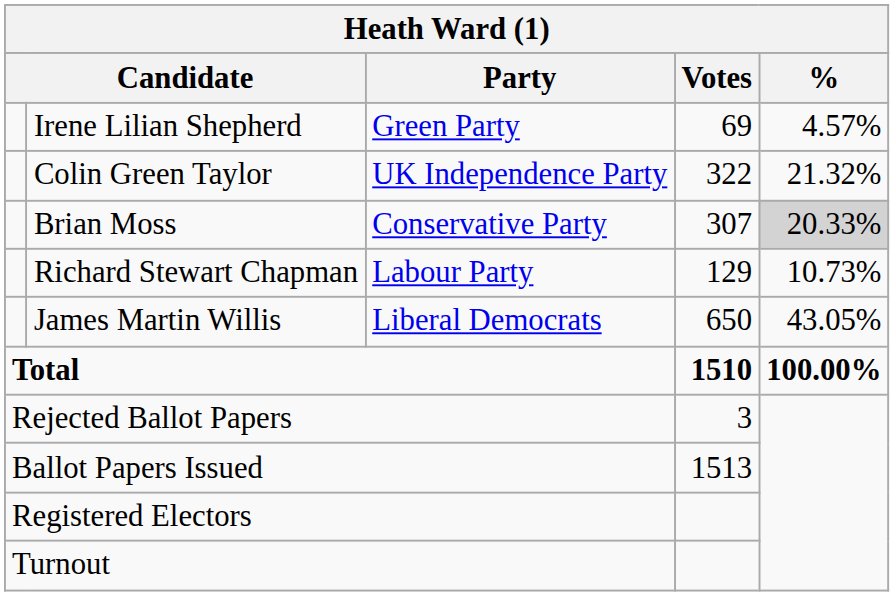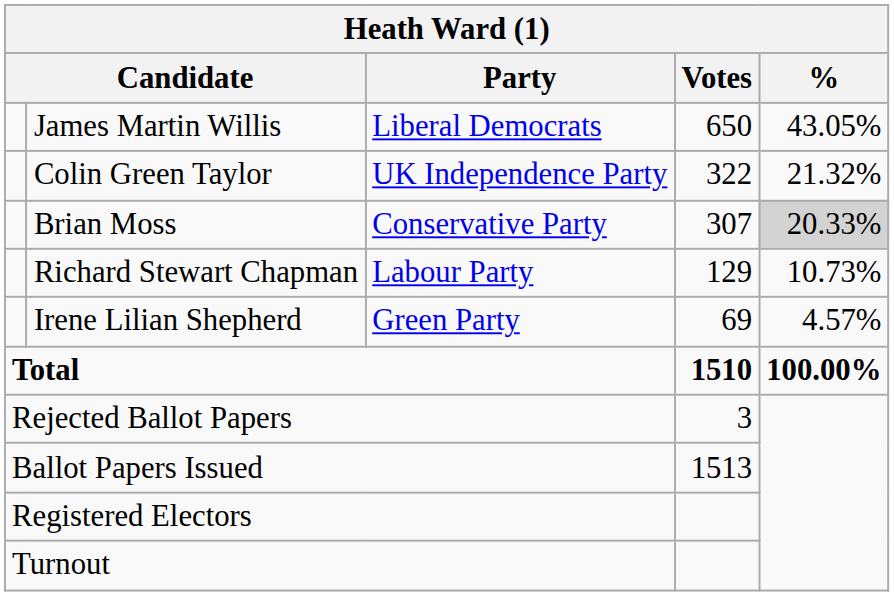rows swapped: (158, 321) <-> (168, 126)
